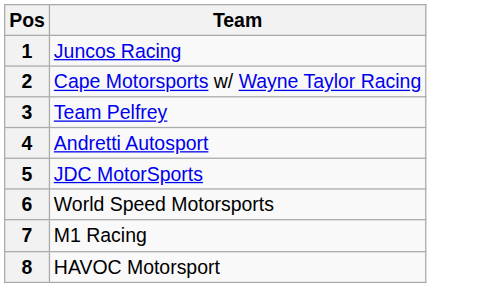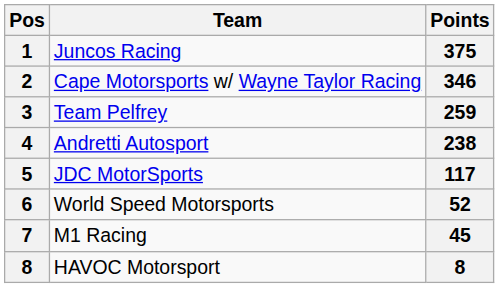+ column: (460, 20)
